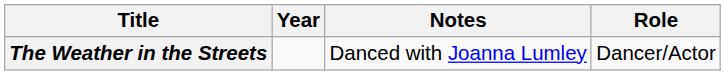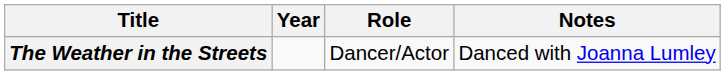columns swapped: (656, 20) <-> (458, 20)
